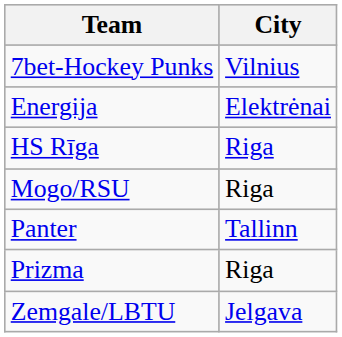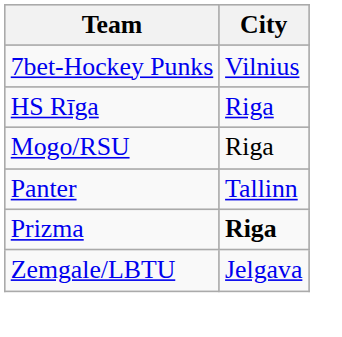- row: (54, 106)
(249, 270) normal -> (251, 229) bold
